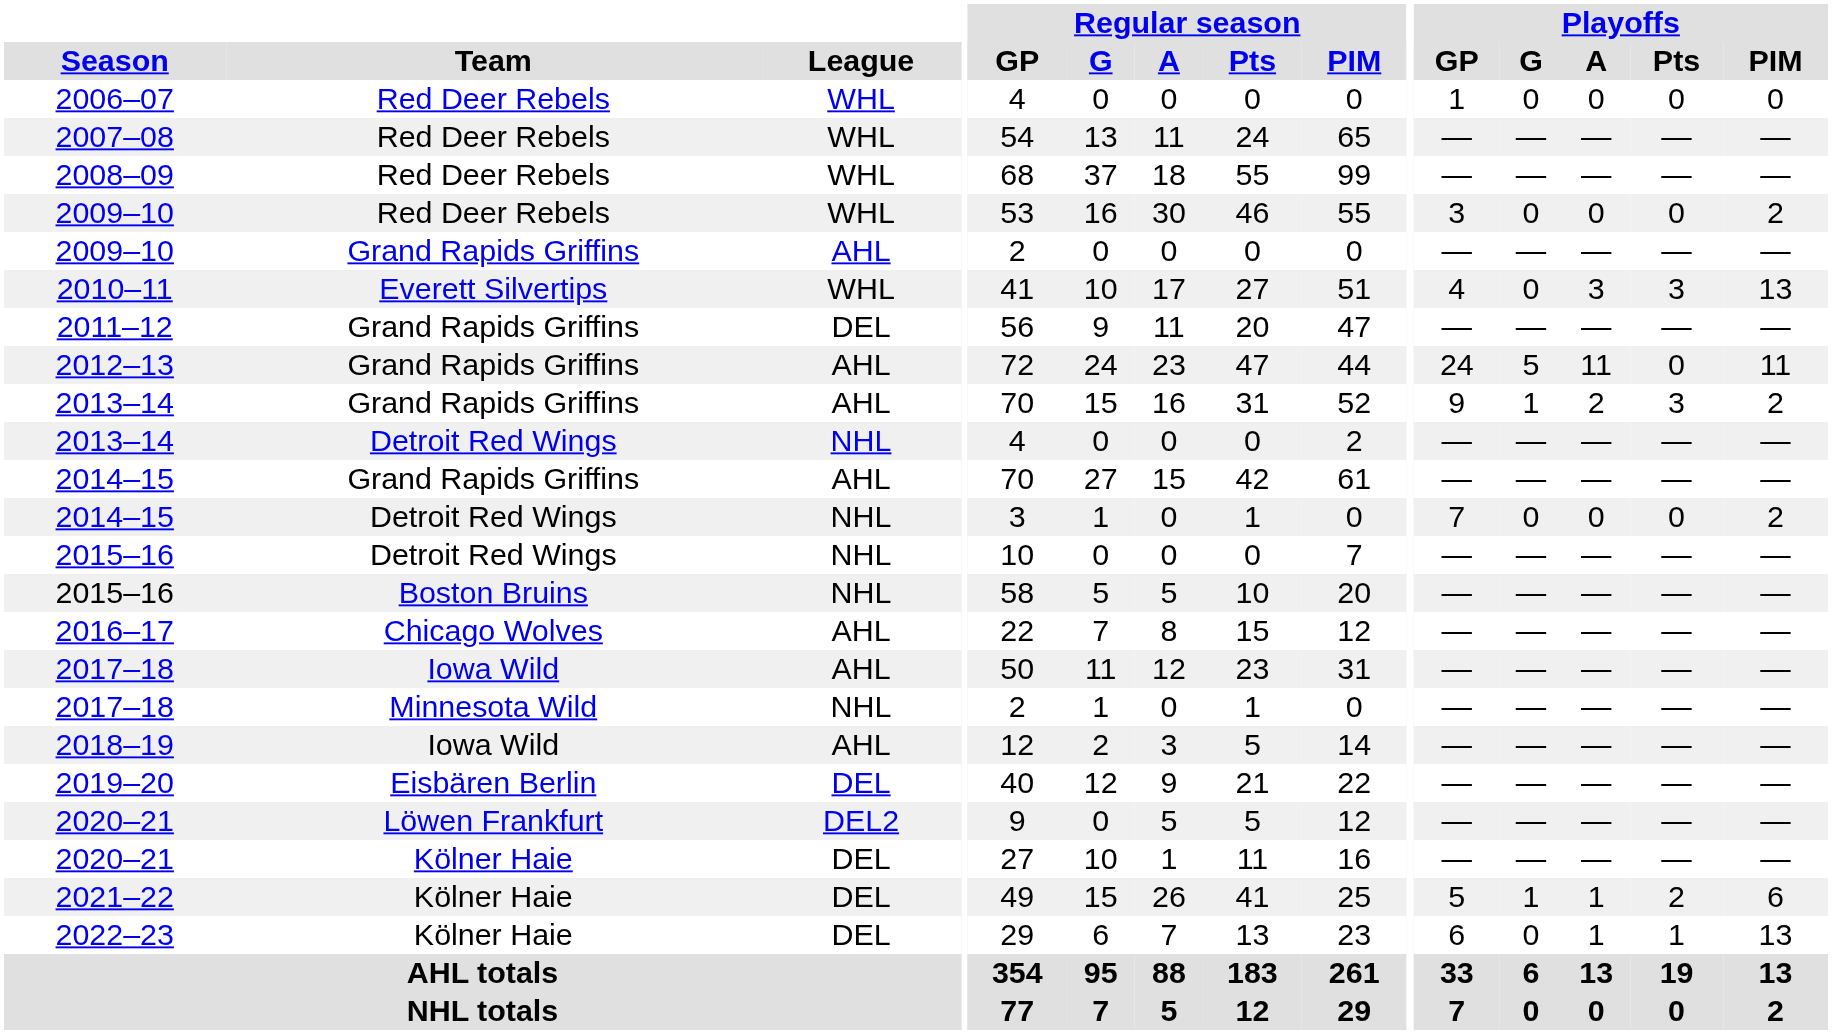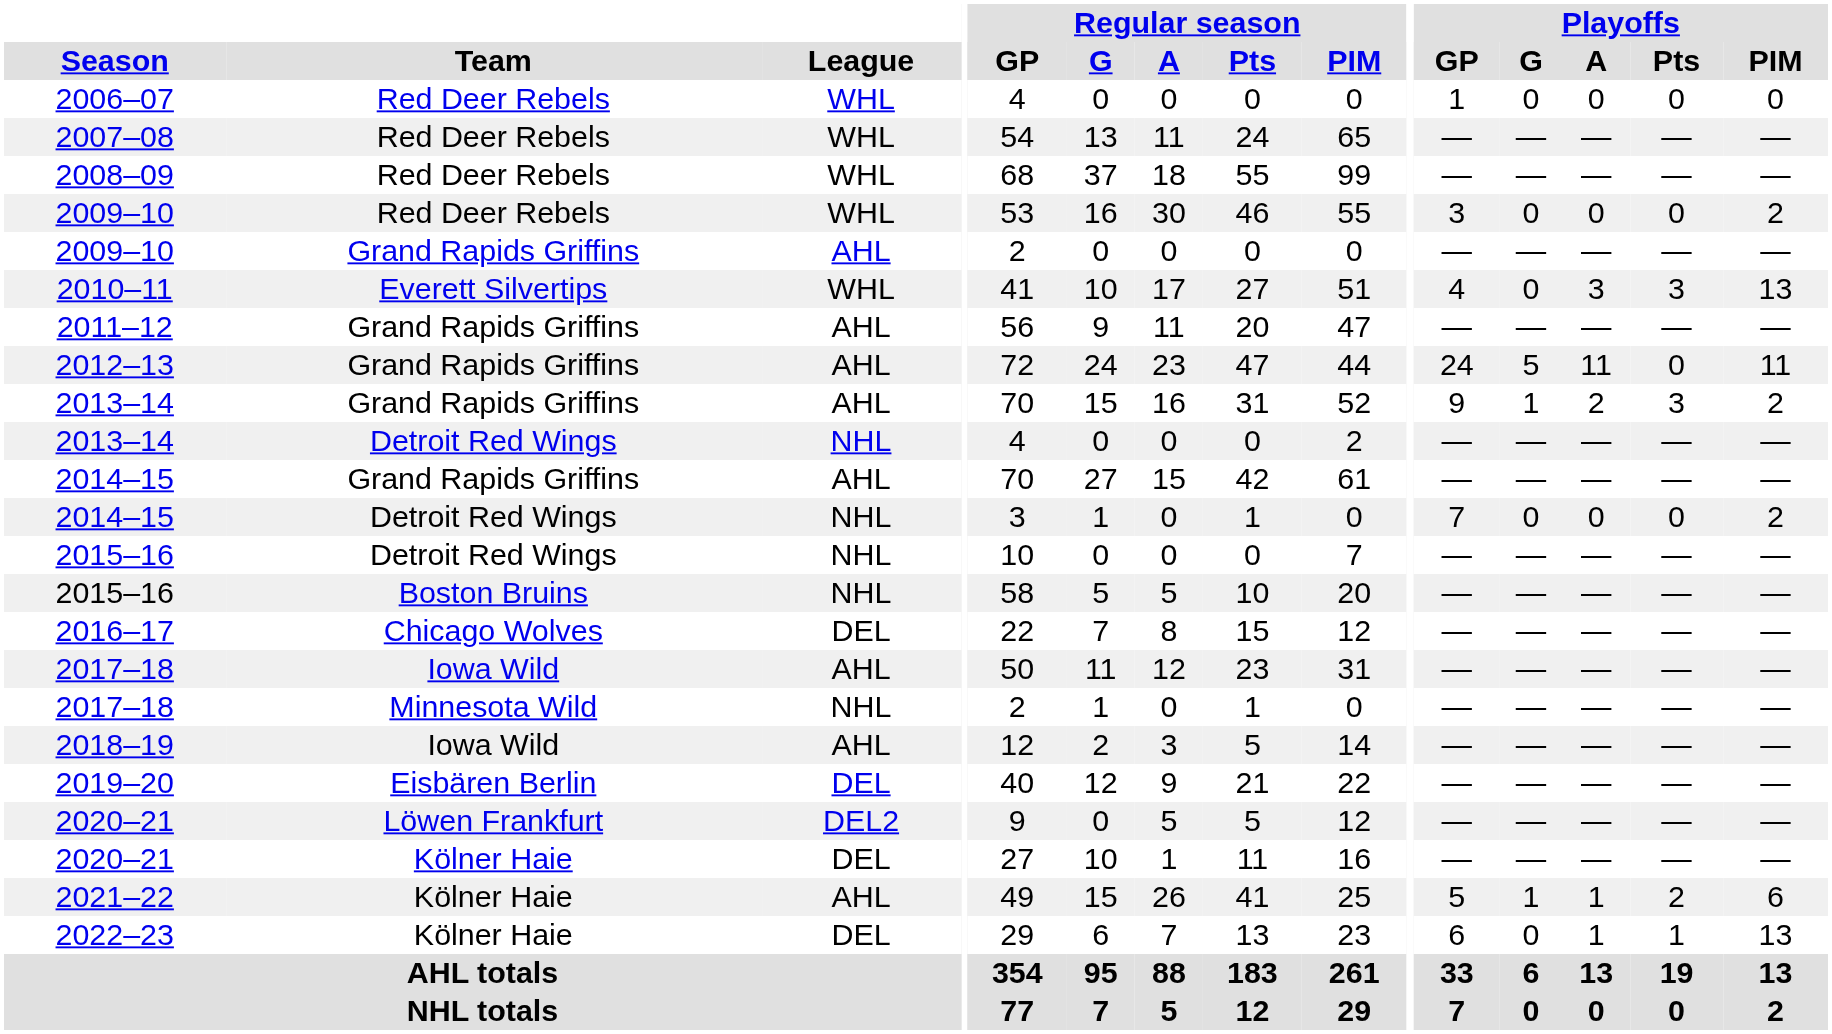(861, 326) DEL -> (861, 326) AHL
(861, 630) AHL -> (861, 630) DEL
(861, 896) DEL -> (861, 896) AHL
